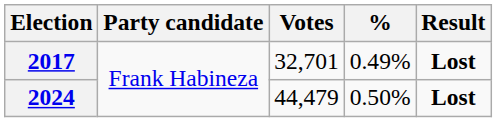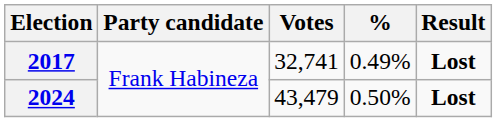(307, 60) 32,701 -> (307, 60) 32,741
(307, 97) 44,479 -> (307, 97) 43,479
